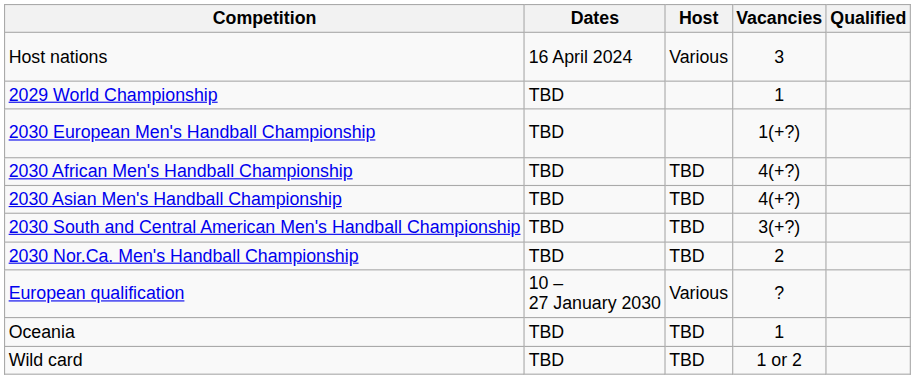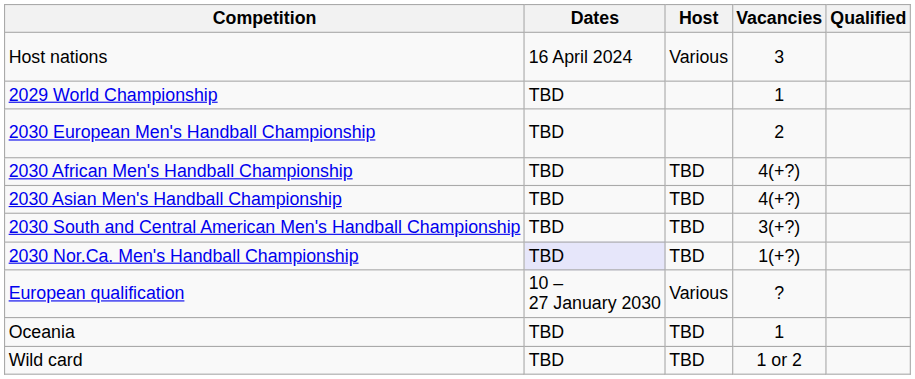(779, 133) 1(+?) -> (779, 133) 2
(546, 255) no background -> (546, 255) lavender background
(779, 255) 2 -> (779, 255) 1(+?)
